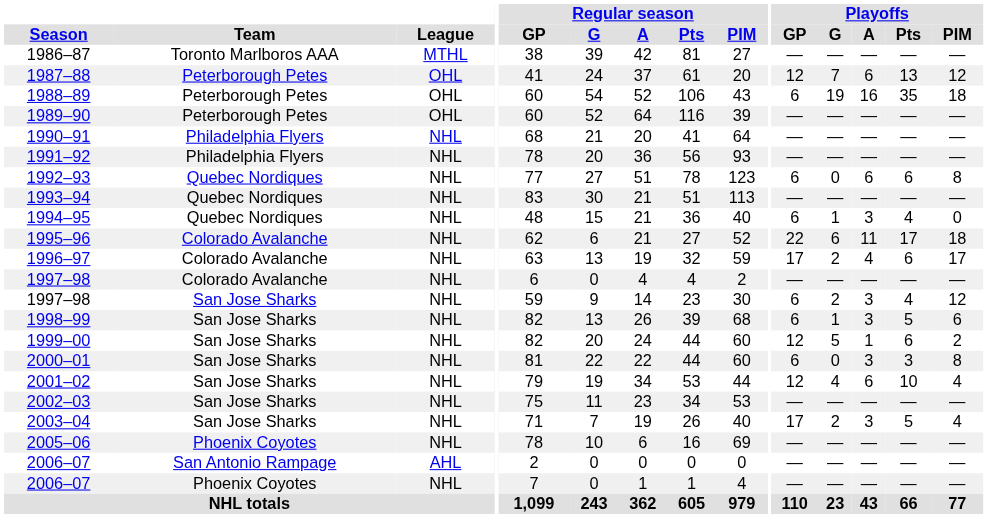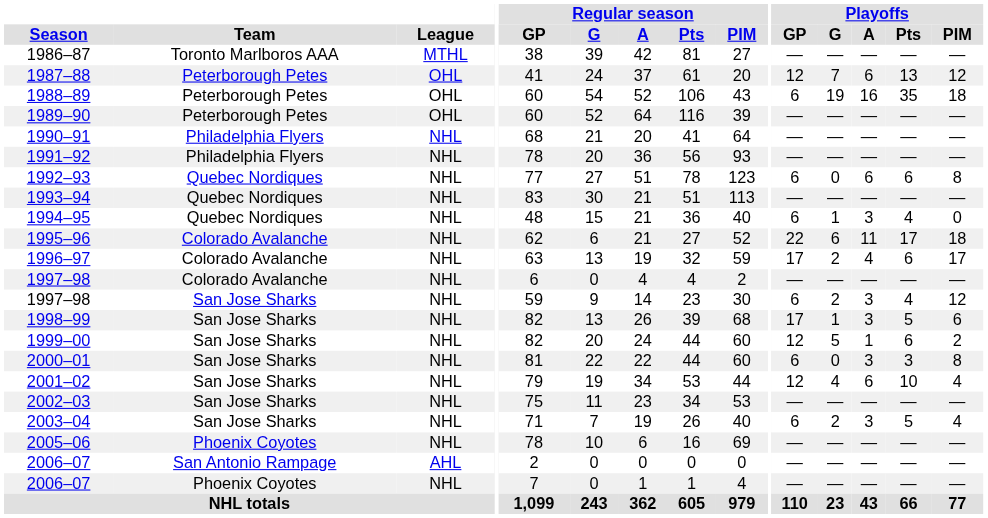(795, 320) 6 -> (795, 320) 17
(795, 422) 17 -> (795, 422) 6
